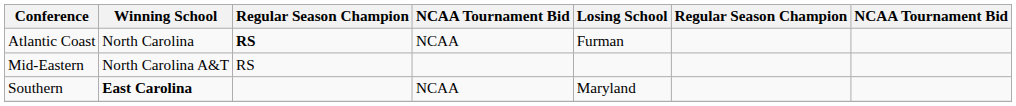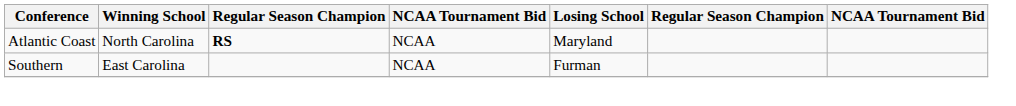(600, 40) Furman -> (583, 40) Maryland
- row: (46, 64)
(147, 88) bold -> (144, 64) normal
(606, 88) Maryland -> (577, 64) Furman
